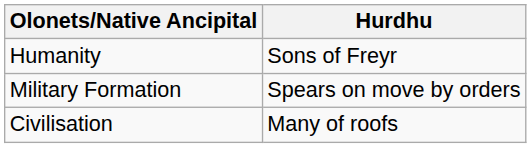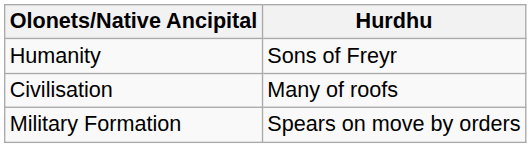rows swapped: (61, 124) <-> (95, 90)
